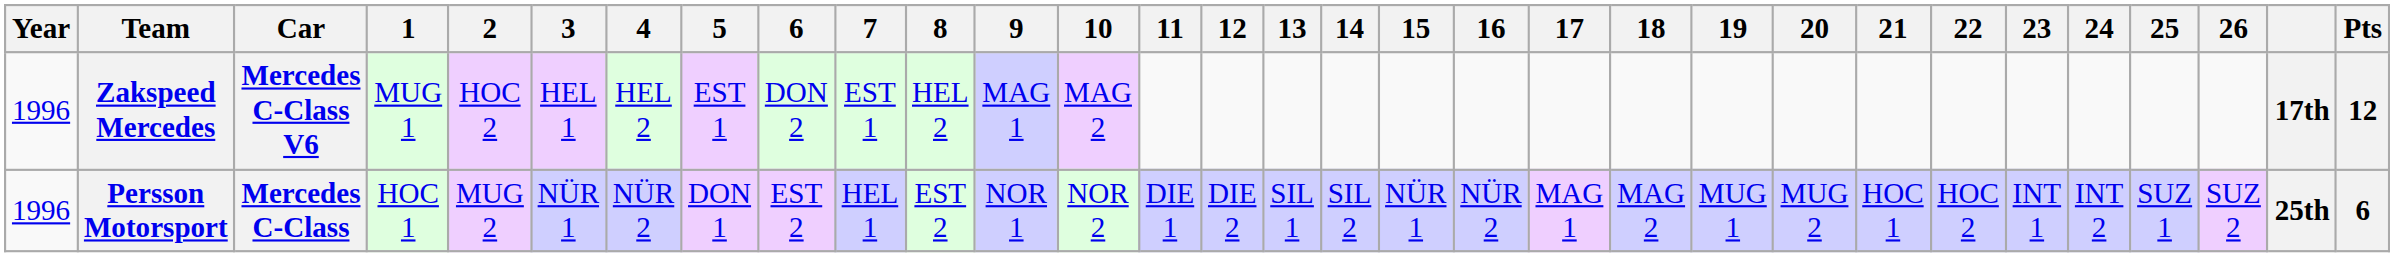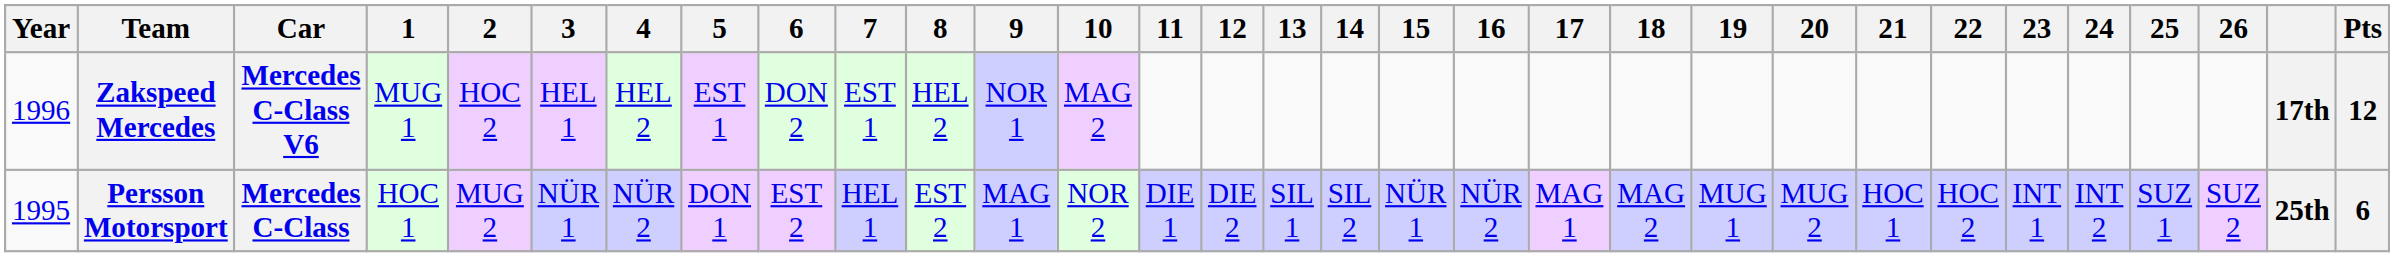(1016, 110) MAG 1 -> (1016, 110) NOR 1
(41, 209) 1996 -> (41, 209) 1995
(1016, 209) NOR 1 -> (1016, 209) MAG 1
